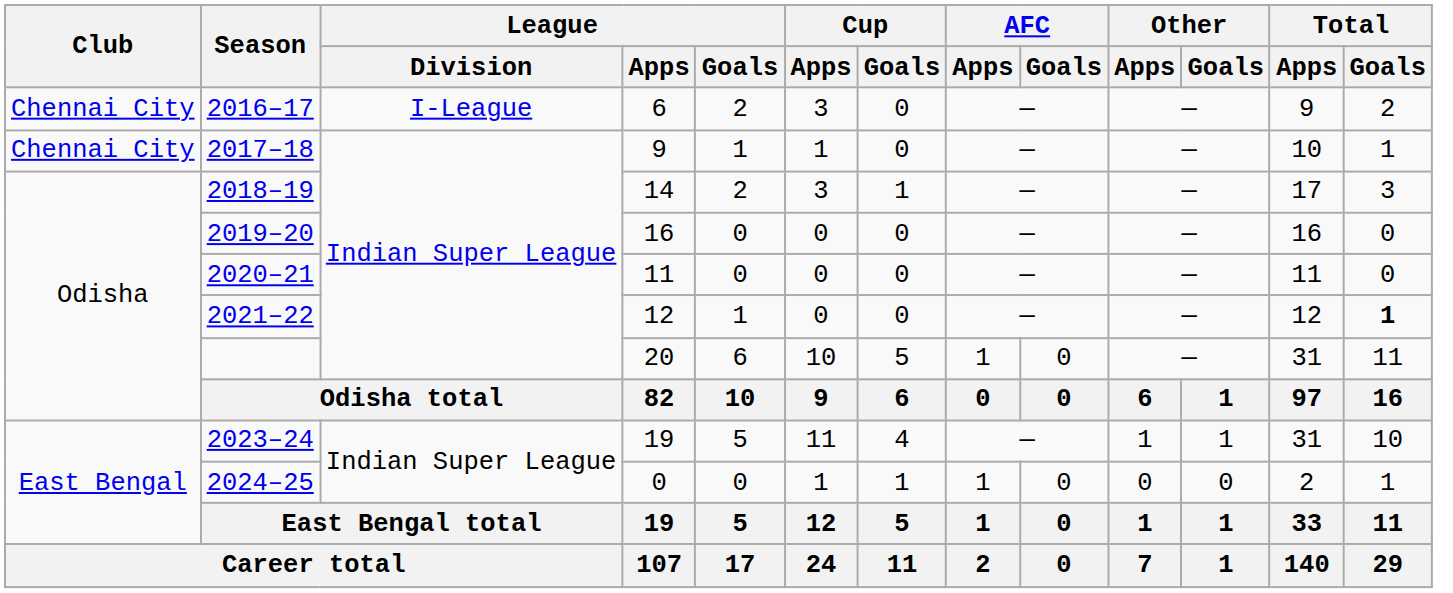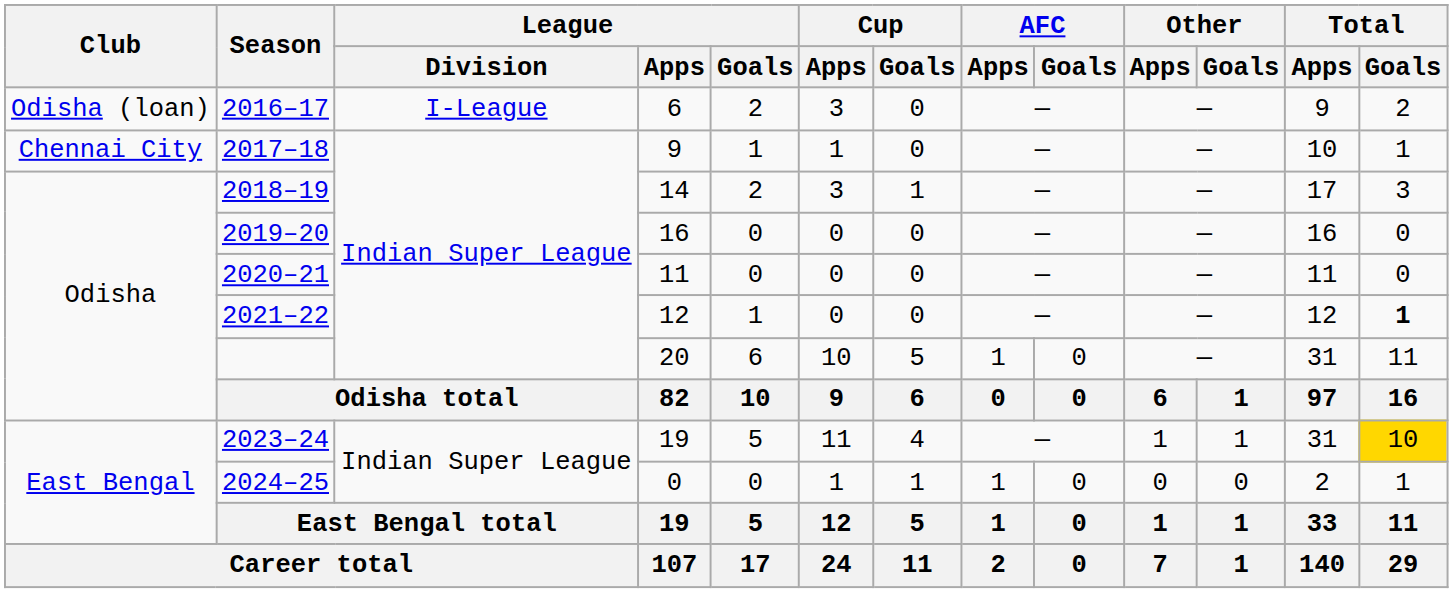(103, 109) Chennai City -> (110, 109) Odisha (loan)
(1388, 441) no background -> (1403, 441) gold background
